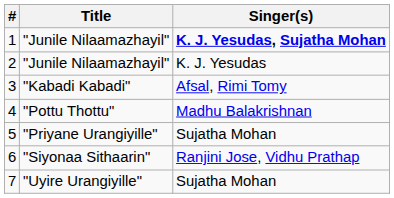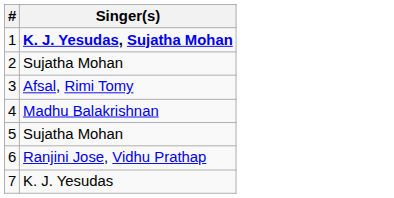- column: (96, 16)
(221, 63) K. J. Yesudas -> (73, 63) Sujatha Mohan
(226, 181) Sujatha Mohan -> (68, 181) K. J. Yesudas
